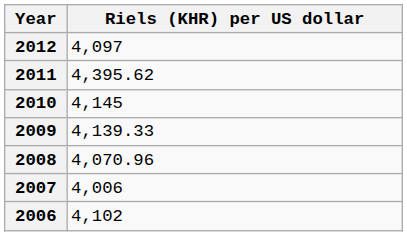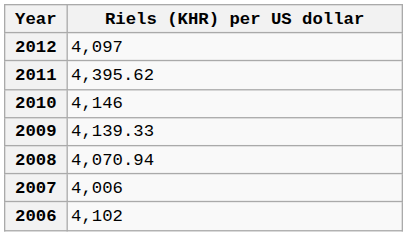(97, 103) 4,145 -> (97, 103) 4,146
(113, 160) 4,070.96 -> (113, 160) 4,070.94
